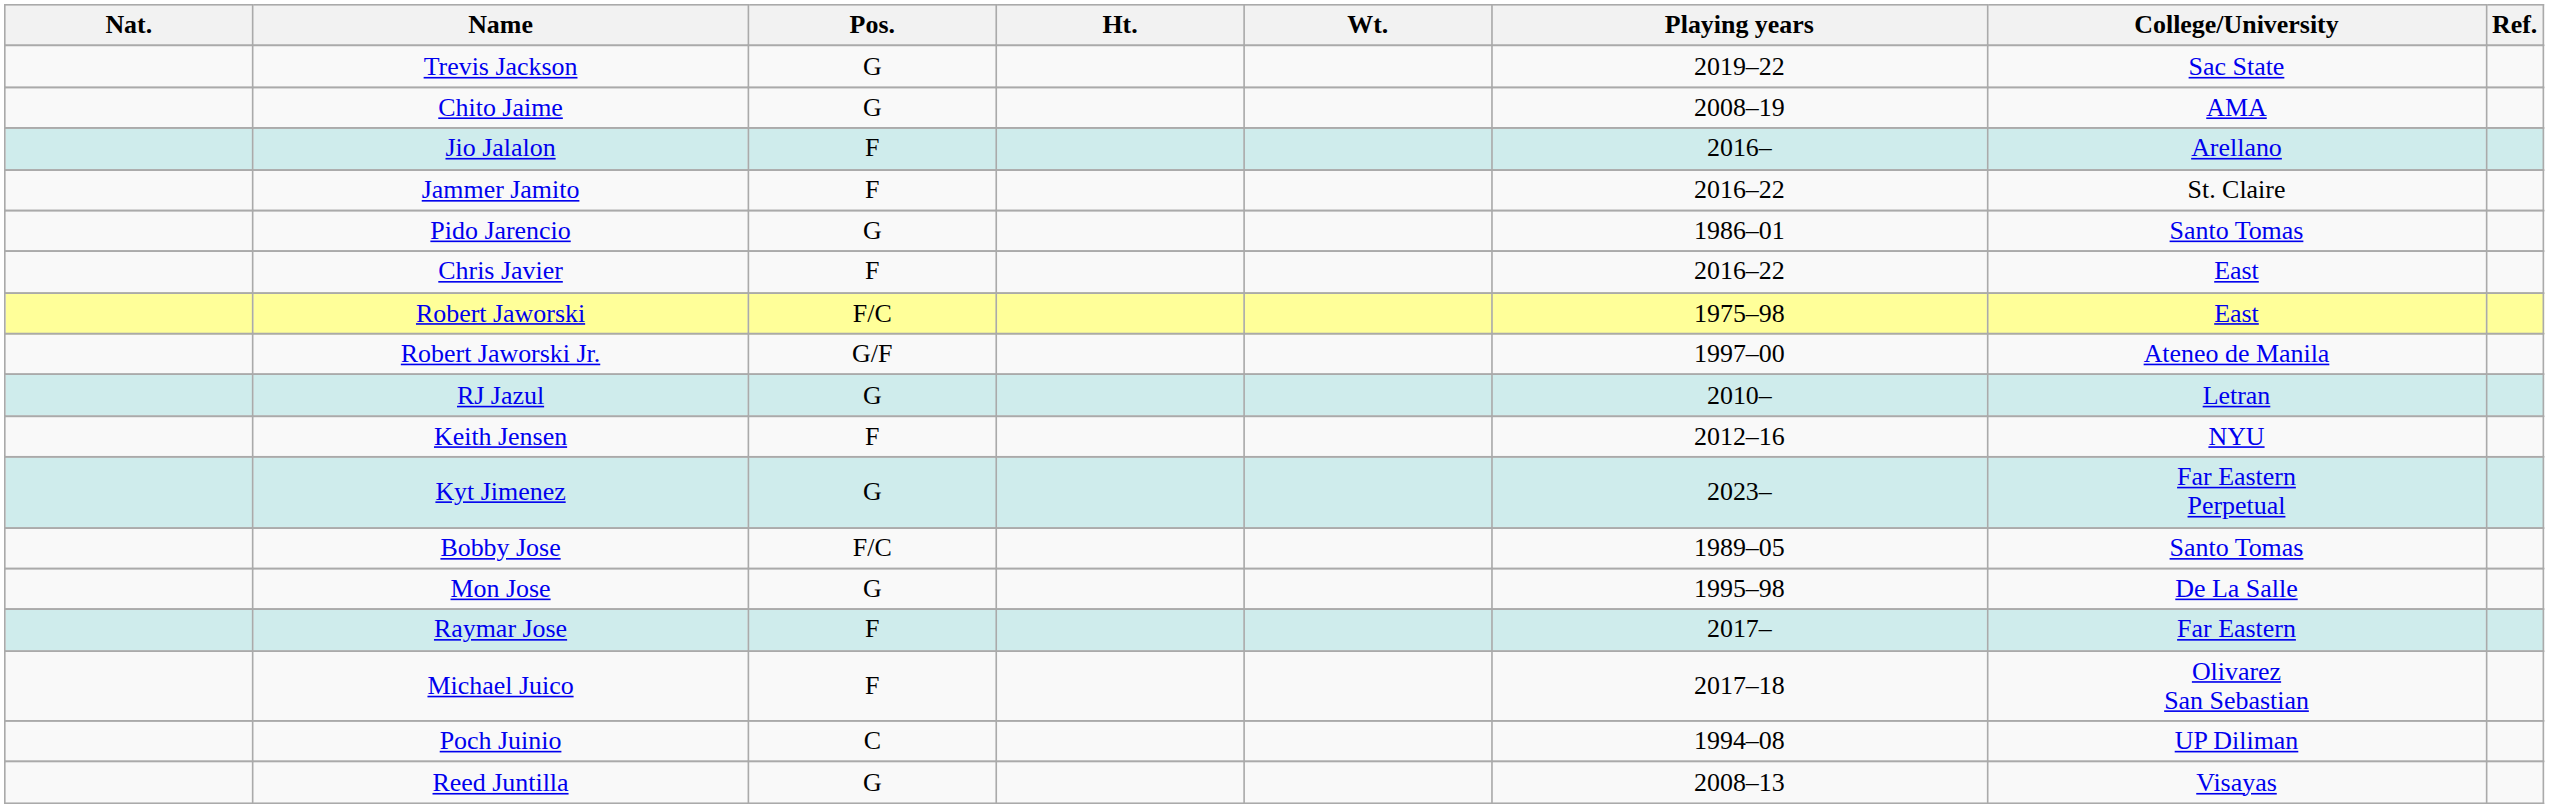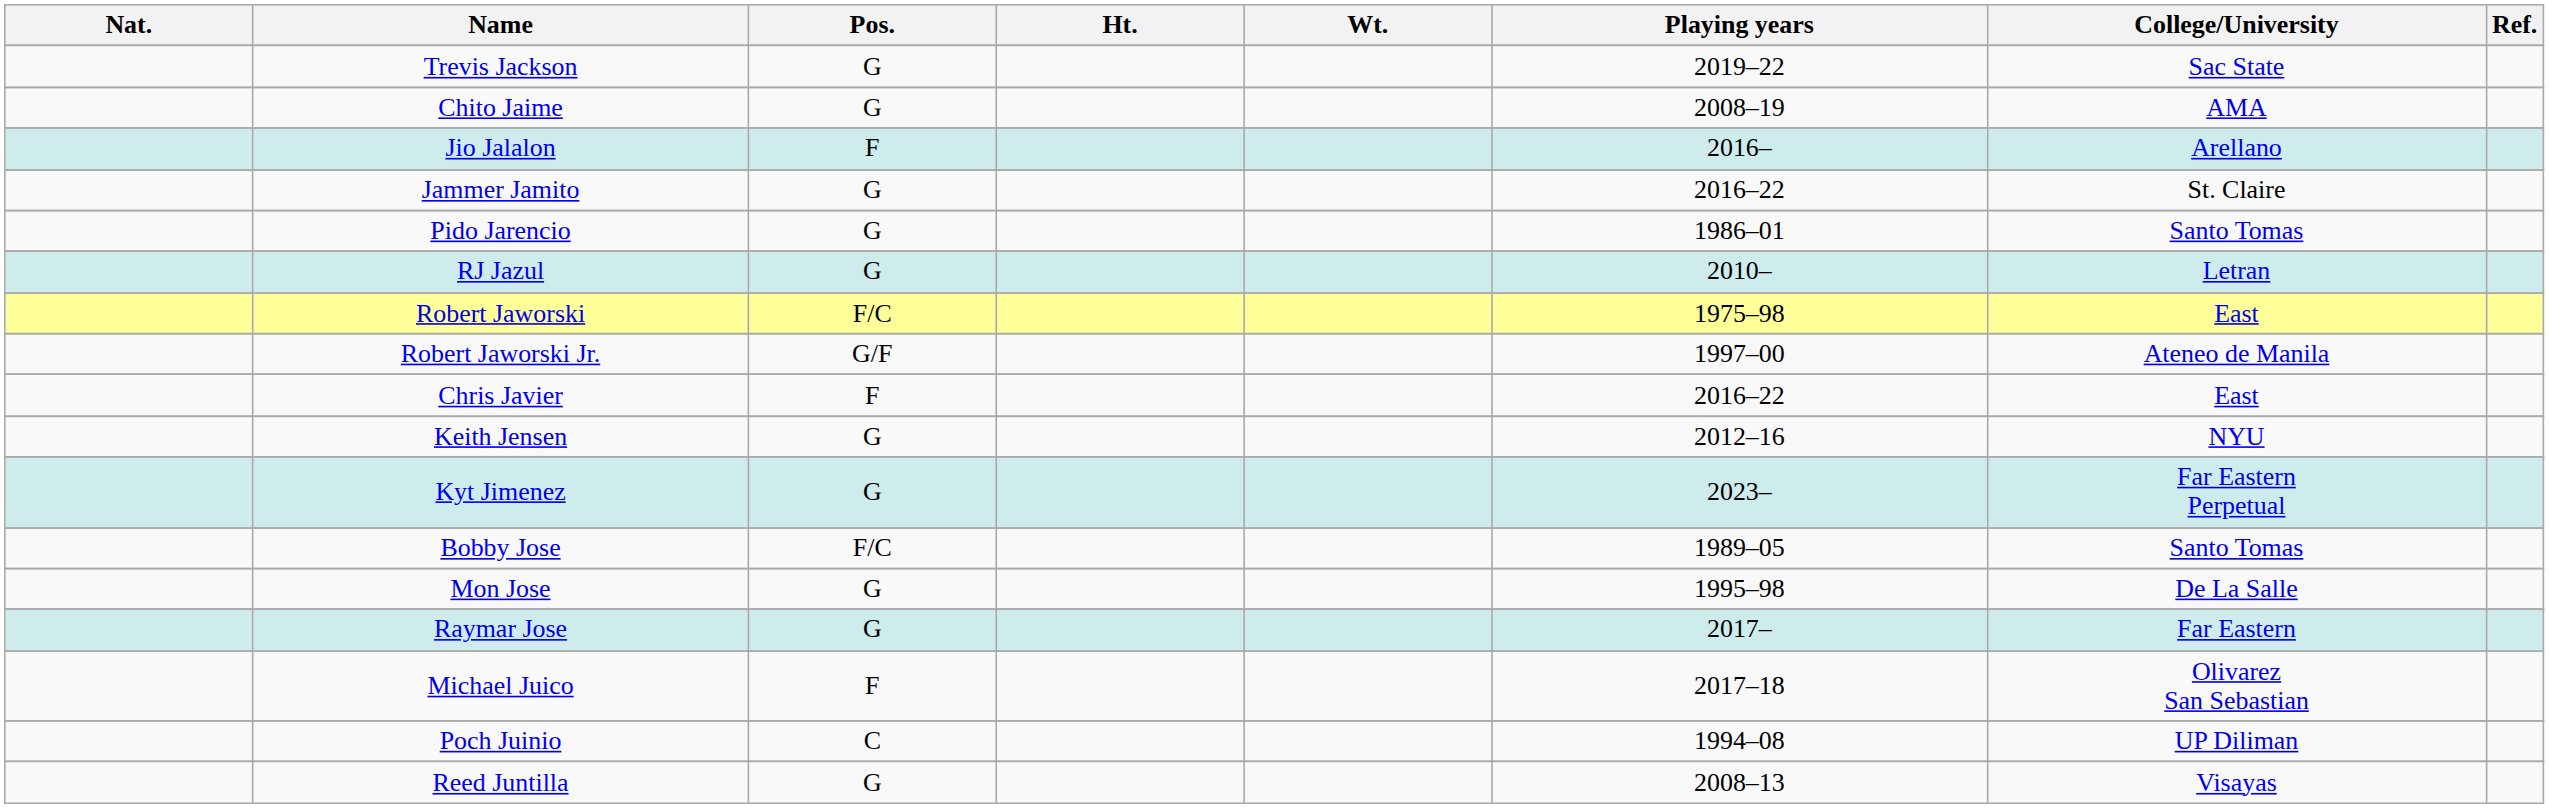(872, 189) F -> (872, 189) G
rows swapped: (501, 271) <-> (501, 395)
(872, 436) F -> (872, 436) G
(872, 629) F -> (872, 629) G
